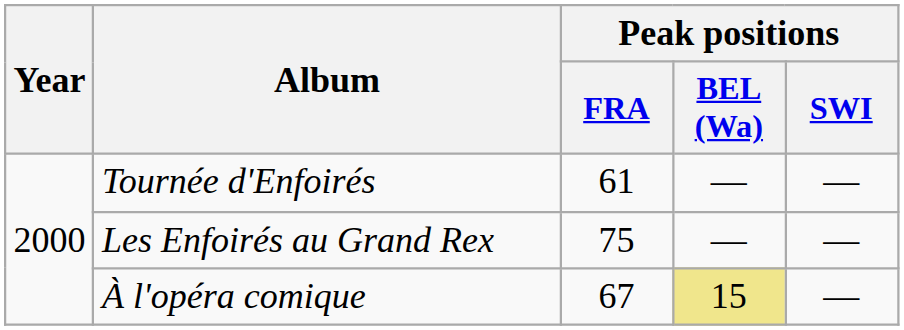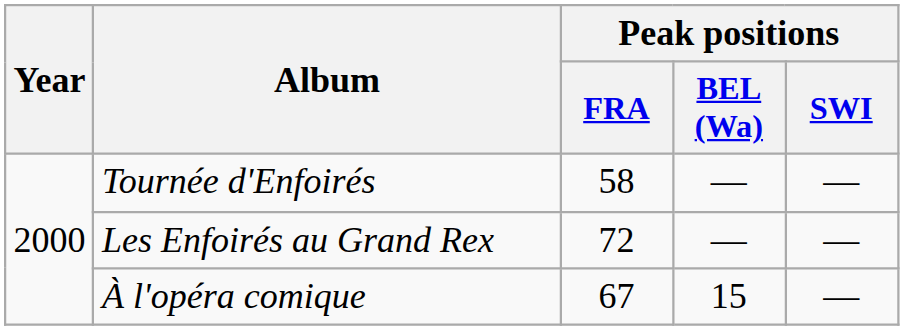(616, 181) 61 -> (616, 181) 58
(616, 238) 75 -> (616, 238) 72
(729, 296) khaki background -> (729, 296) no background
